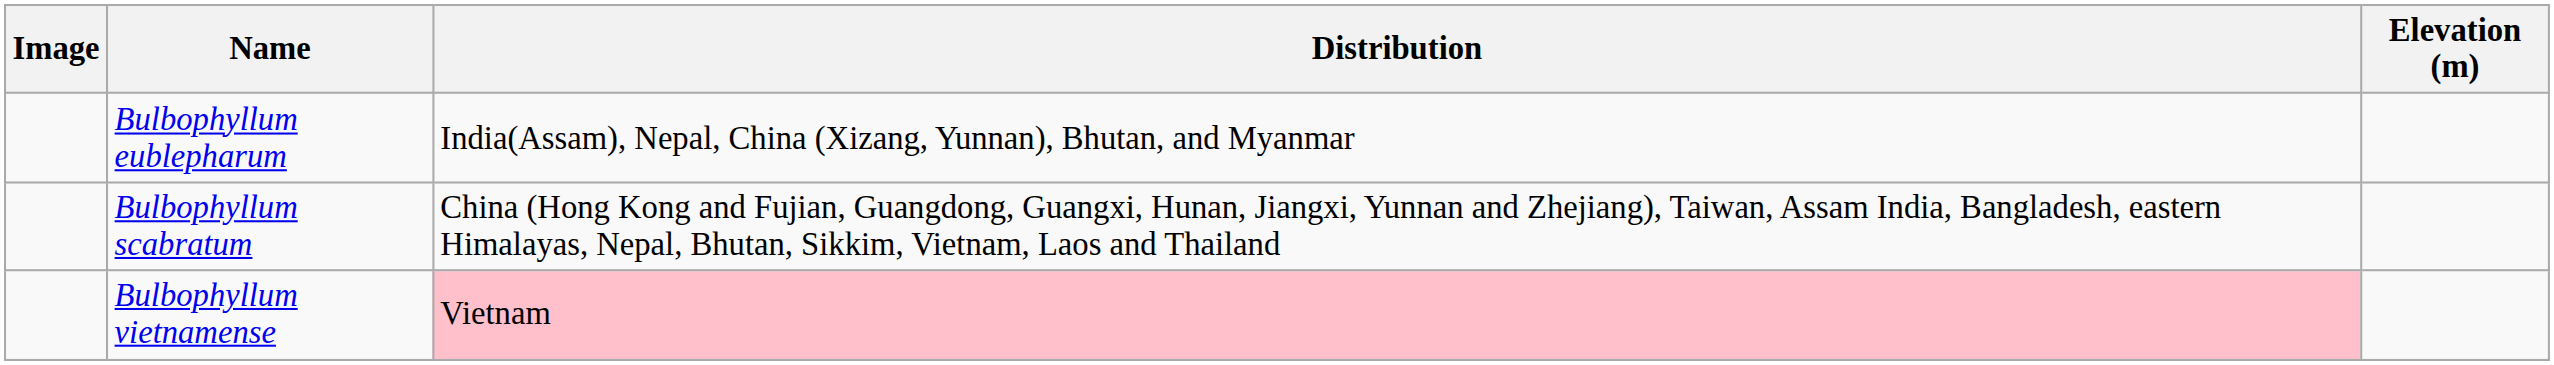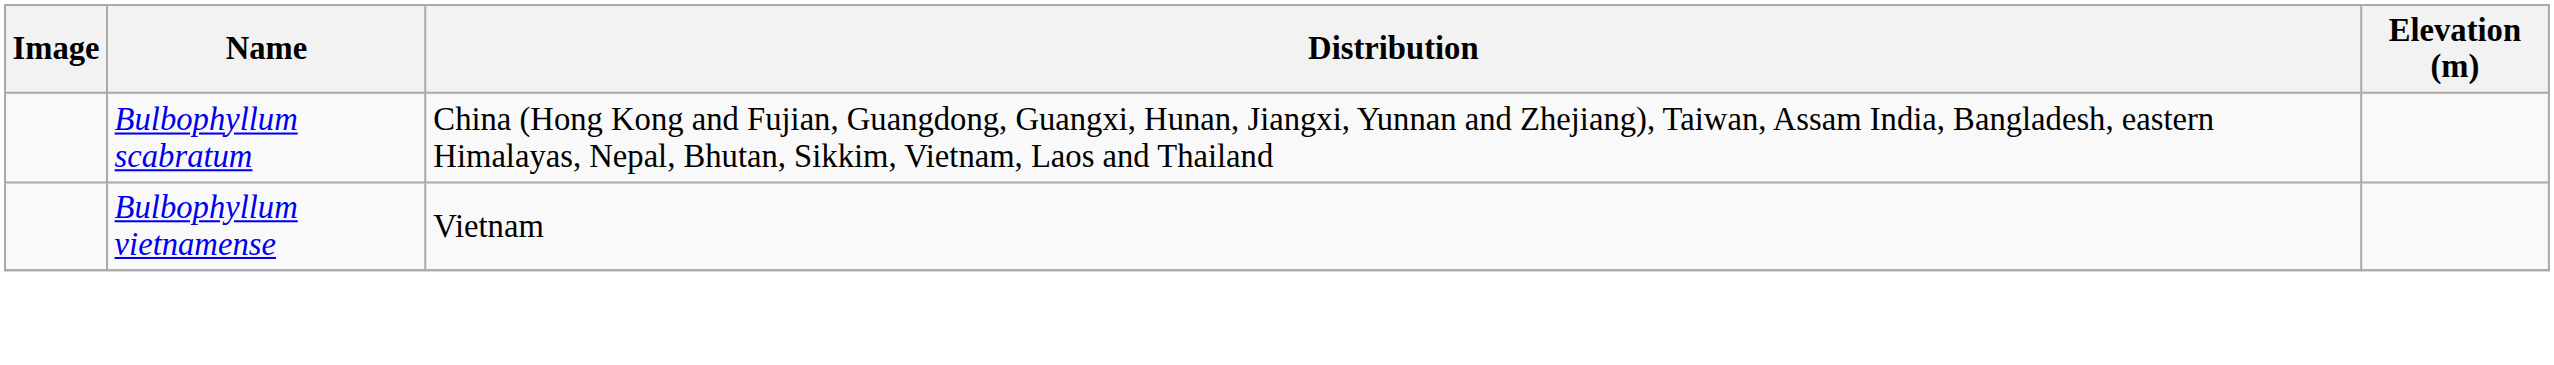- row: (206, 137)
(496, 314) pink background -> (489, 225) no background
